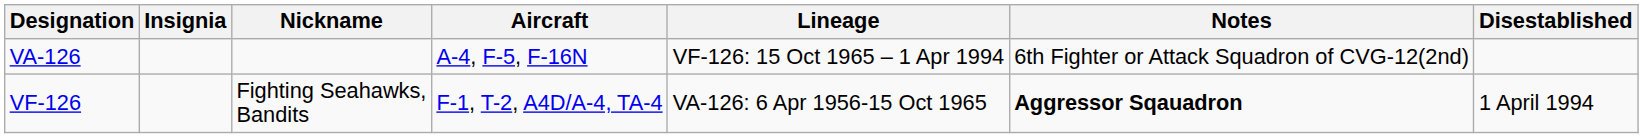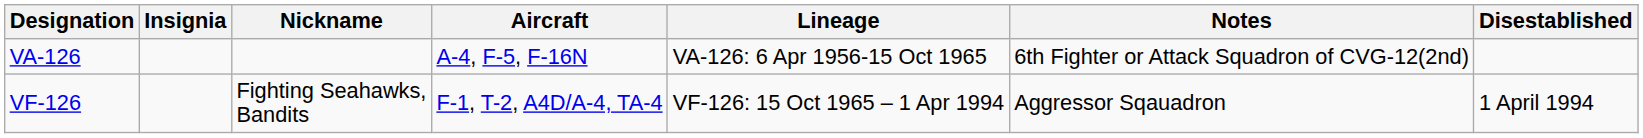(838, 56) VF-126: 15 Oct 1965 – 1 Apr 1994 -> (830, 56) VA-126: 6 Apr 1956-15 Oct 1965
(830, 103) VA-126: 6 Apr 1956-15 Oct 1965 -> (838, 103) VF-126: 15 Oct 1965 – 1 Apr 1994
(1128, 103) bold -> (1120, 103) normal
